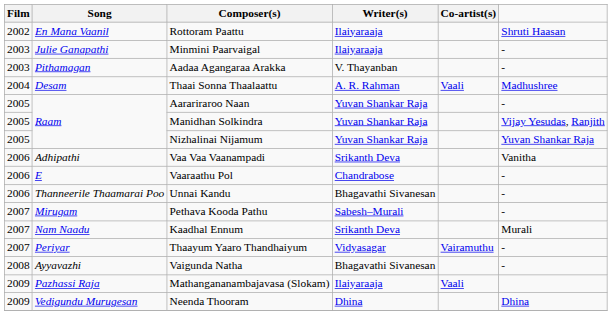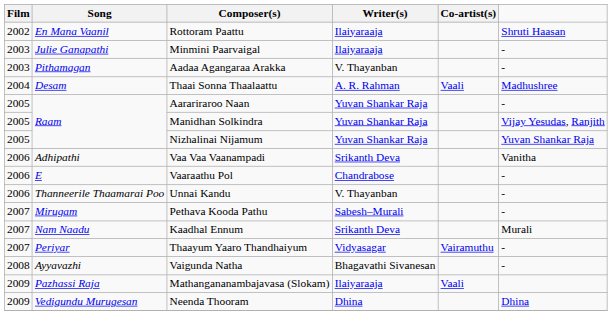(385, 193) Bhagavathi Sivanesan -> (366, 193) V. Thayanban
